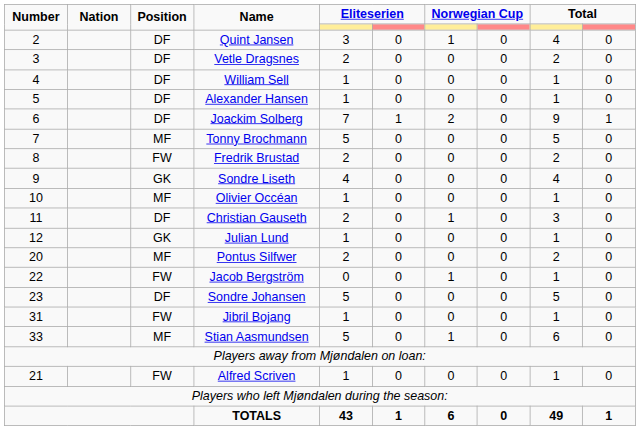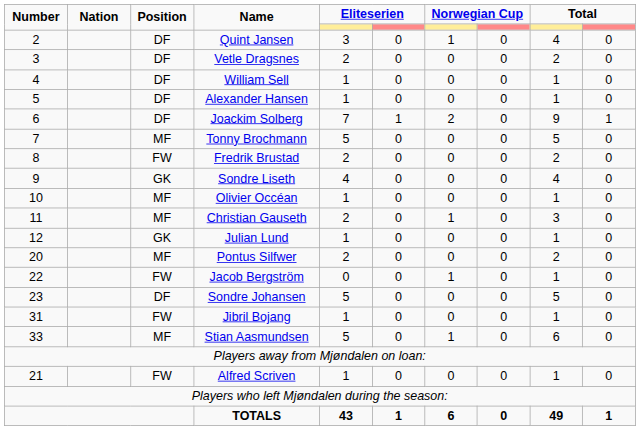(162, 218) DF -> (162, 218) MF
